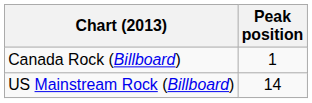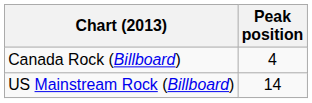(272, 60) 1 -> (272, 60) 4
